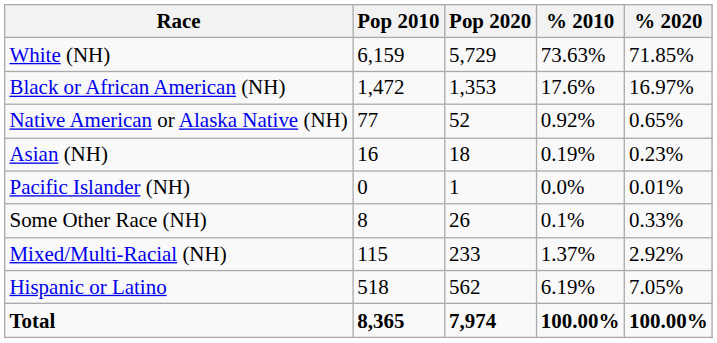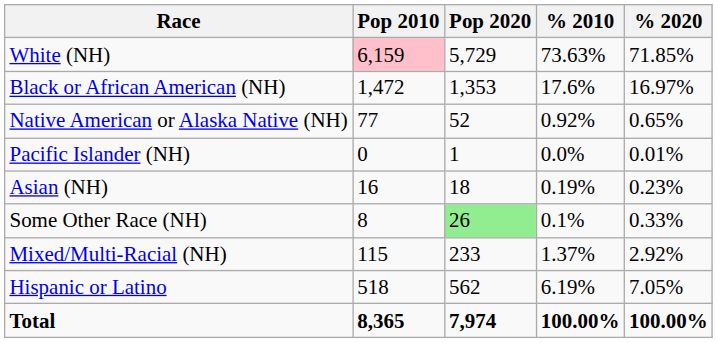(381, 54) no background -> (381, 54) pink background
rows swapped: (59, 154) <-> (100, 187)
(460, 220) no background -> (460, 220) lightgreen background
